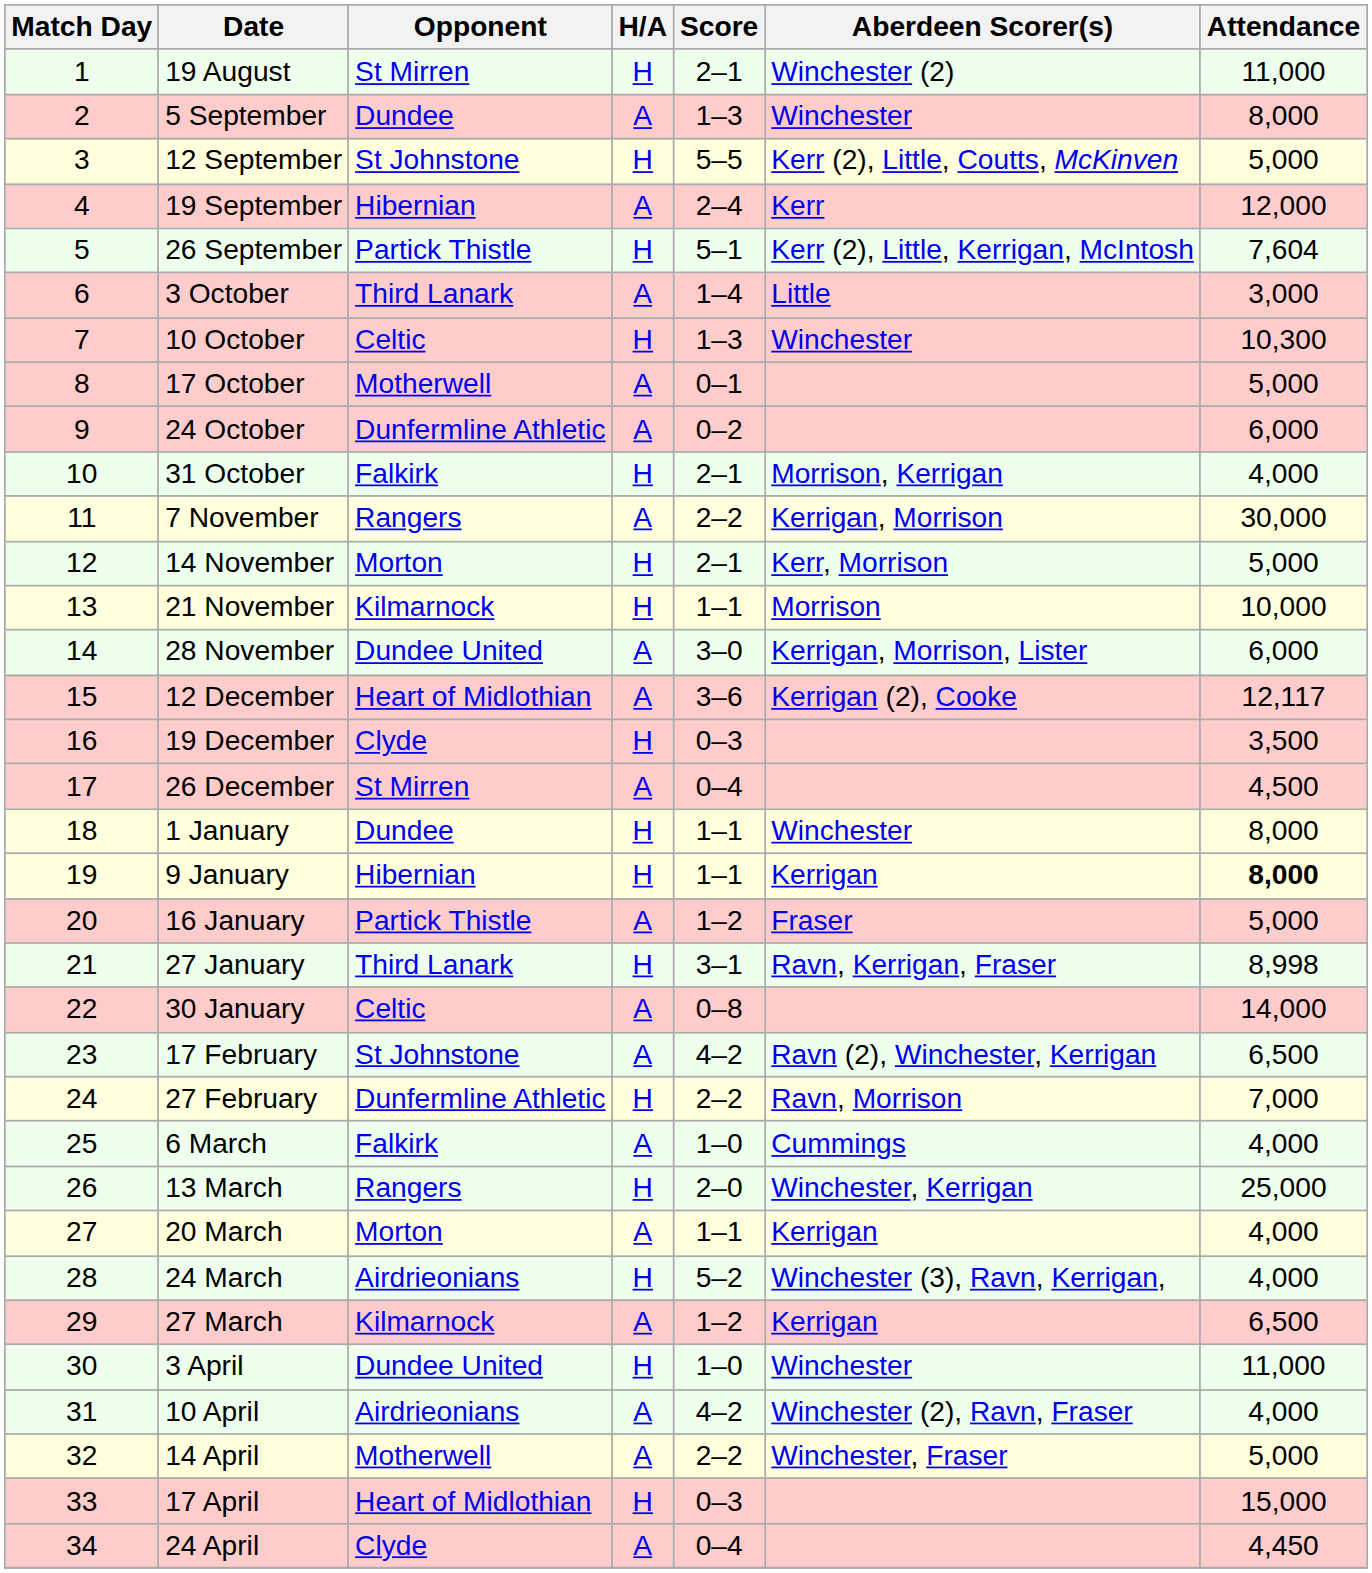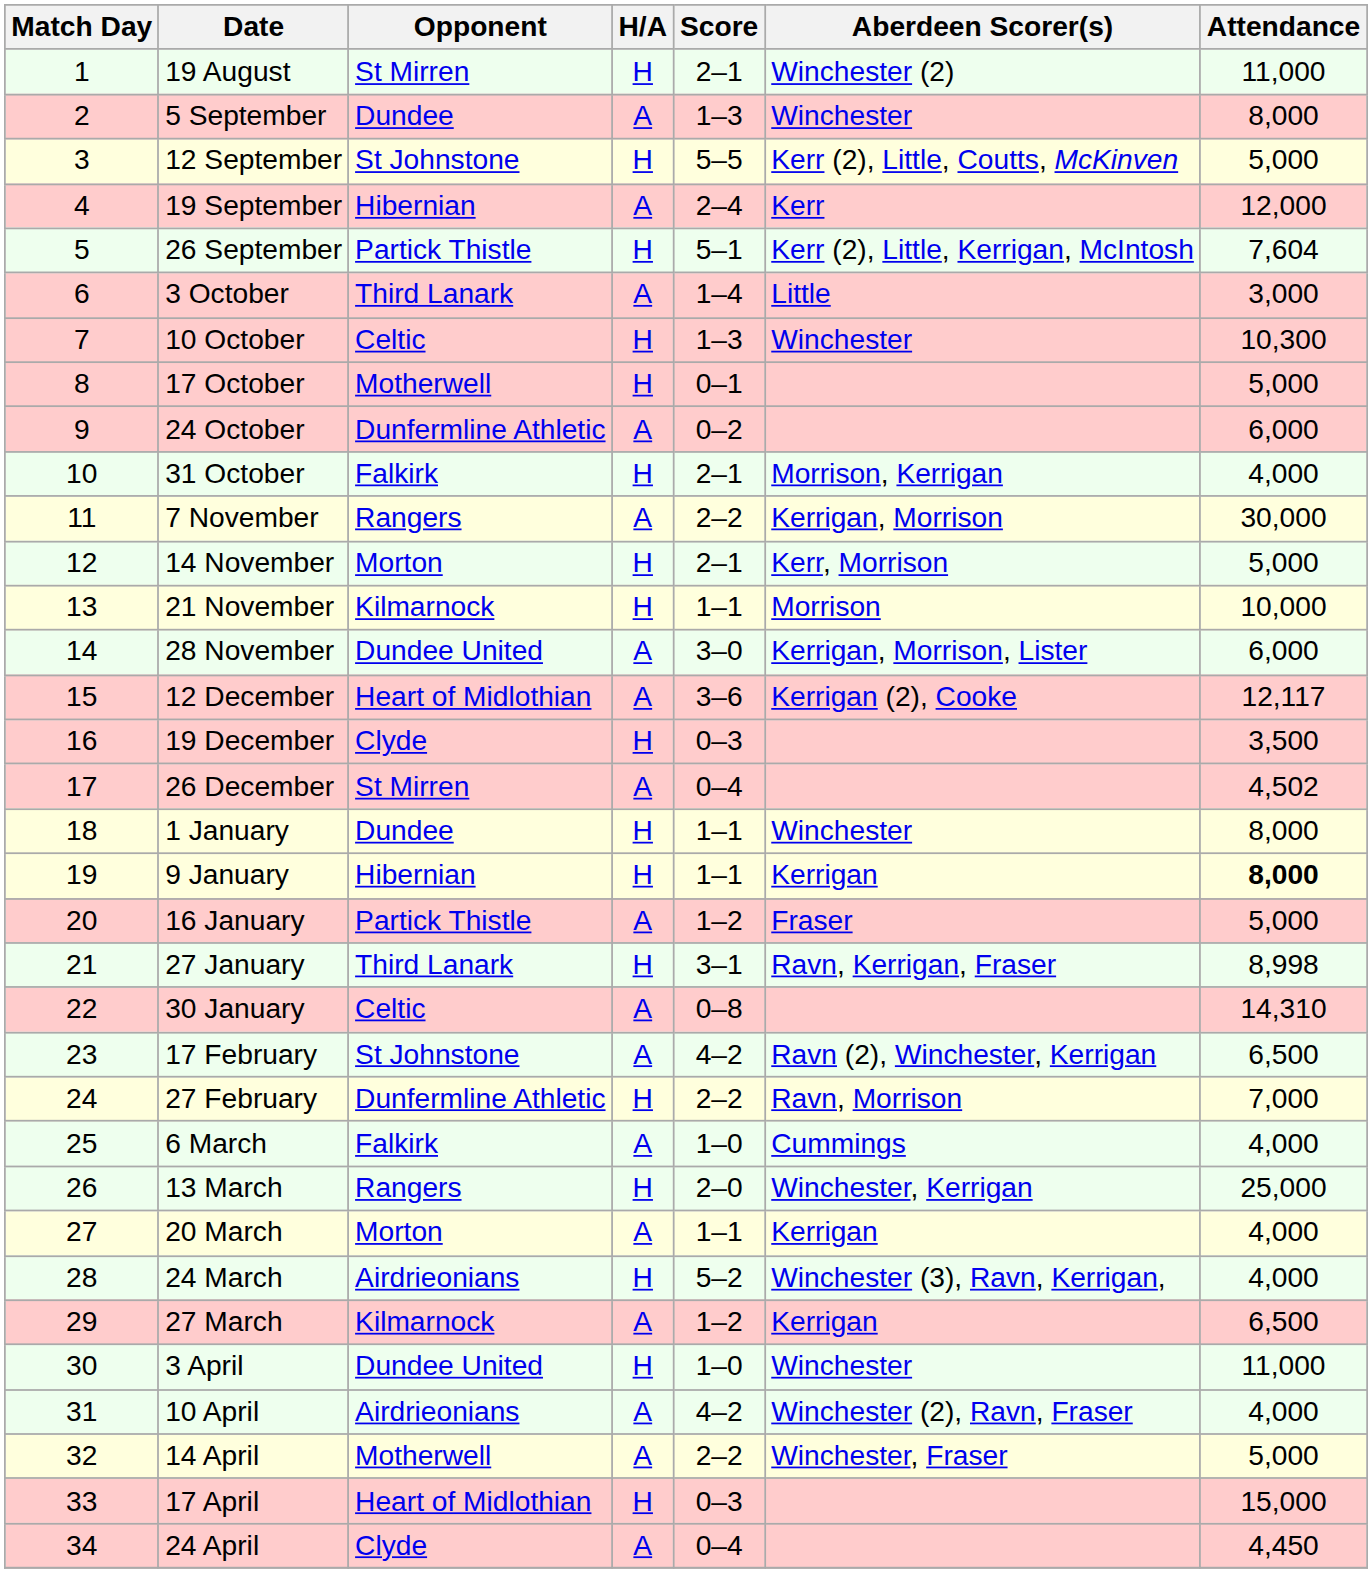(643, 384) A -> (643, 384) H
(1283, 786) 4,500 -> (1283, 786) 4,502
(1283, 1009) 14,000 -> (1283, 1009) 14,310
